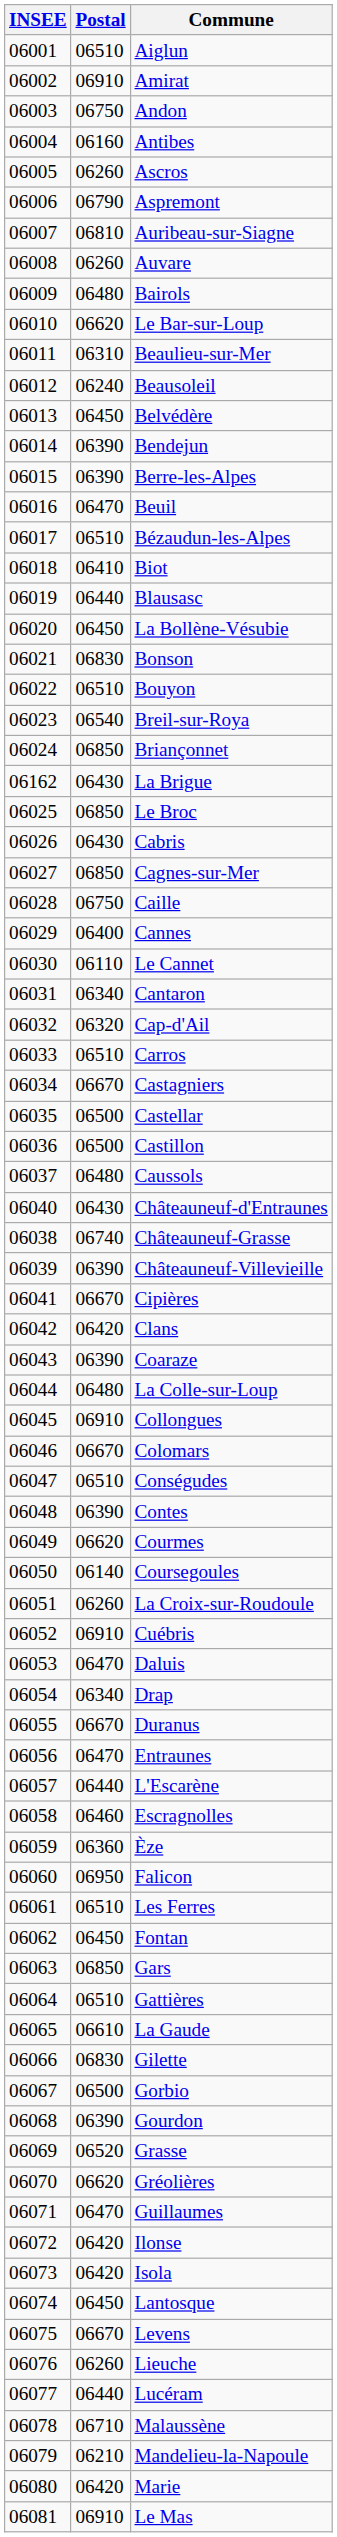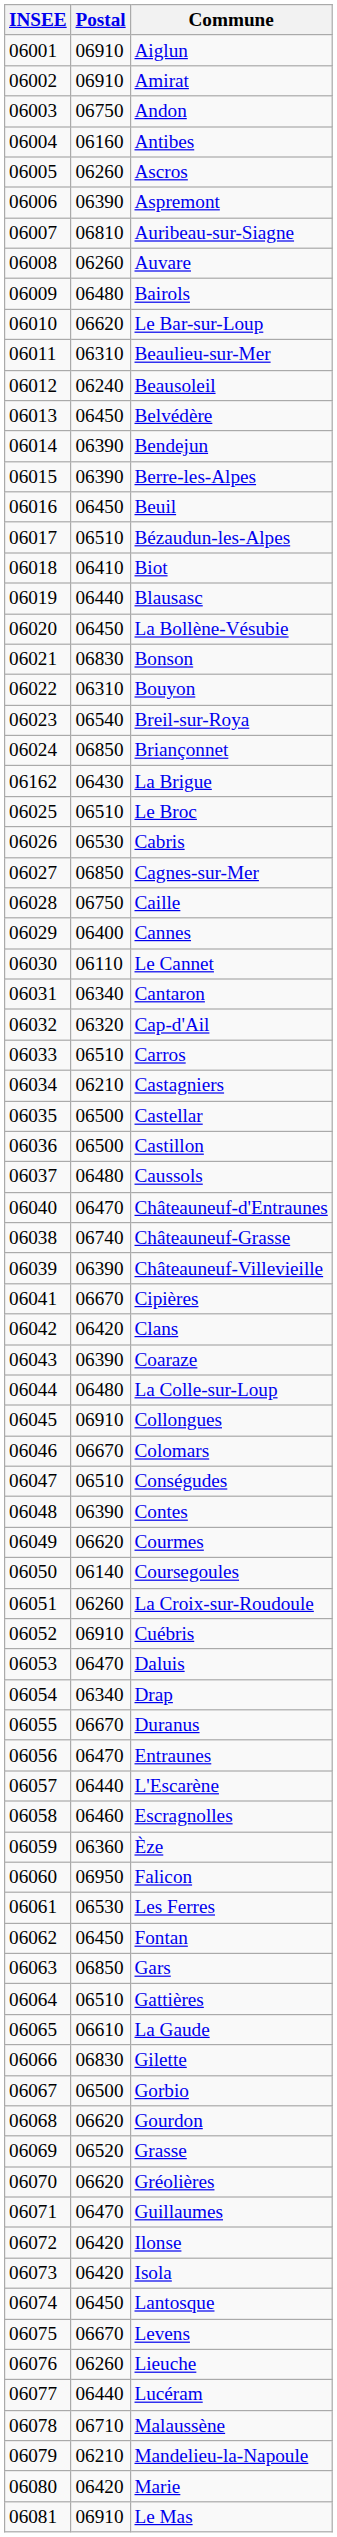(100, 50) 06510 -> (100, 50) 06910
(100, 202) 06790 -> (100, 202) 06390
(100, 506) 06470 -> (100, 506) 06450
(100, 689) 06510 -> (100, 689) 06310
(100, 811) 06850 -> (100, 811) 06510
(100, 841) 06430 -> (100, 841) 06530
(100, 1085) 06670 -> (100, 1085) 06210
(100, 1207) 06430 -> (100, 1207) 06470
(100, 1907) 06510 -> (100, 1907) 06530
(100, 2120) 06390 -> (100, 2120) 06620
